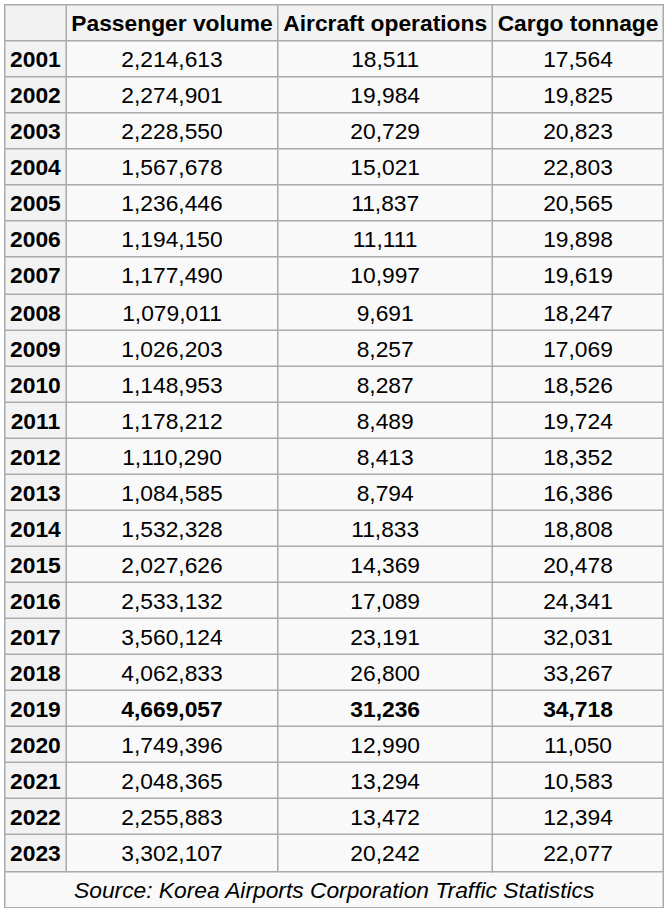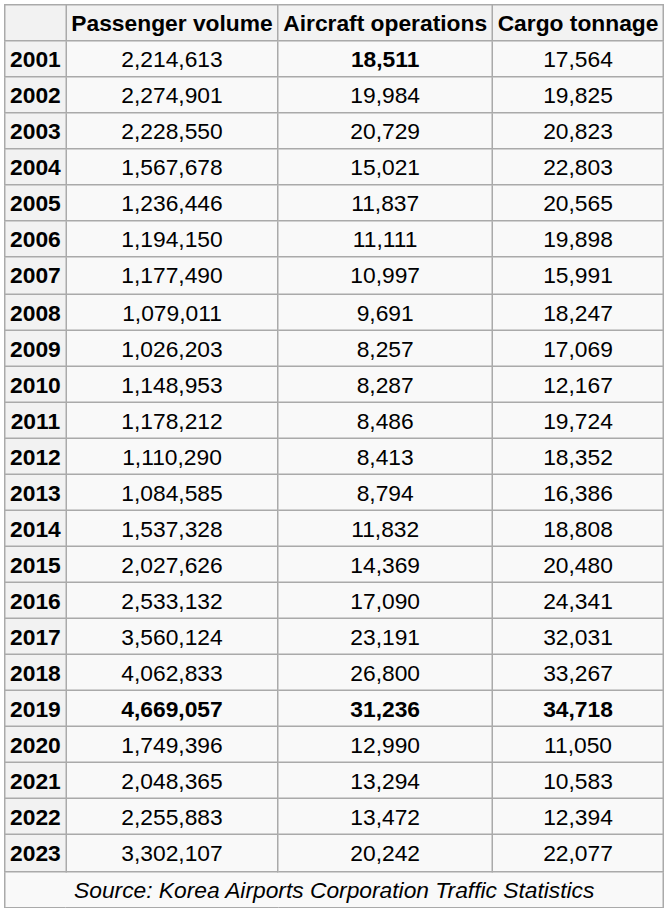(385, 59) normal -> (385, 59) bold
(578, 276) 19,619 -> (578, 276) 15,991
(578, 384) 18,526 -> (578, 384) 12,167
(385, 420) 8,489 -> (385, 420) 8,486
(172, 528) 1,532,328 -> (172, 528) 1,537,328
(385, 528) 11,833 -> (385, 528) 11,832
(578, 564) 20,478 -> (578, 564) 20,480
(385, 600) 17,089 -> (385, 600) 17,090
